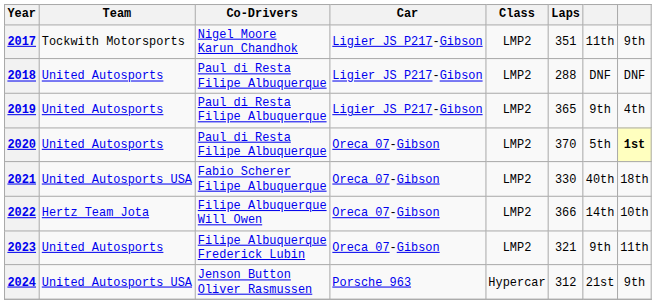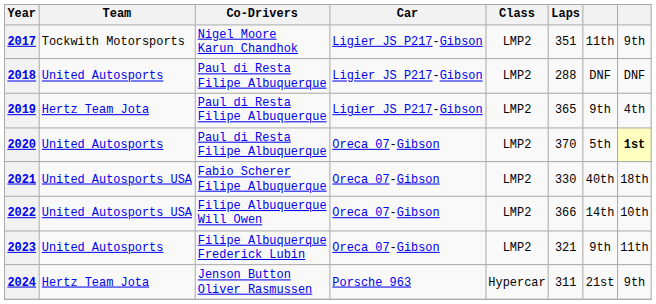(103, 110) United Autosports -> (95, 110) Hertz Team Jota
(95, 213) Hertz Team Jota -> (117, 213) United Autosports USA
(117, 282) United Autosports USA -> (95, 282) Hertz Team Jota
(566, 282) 312 -> (566, 282) 311
